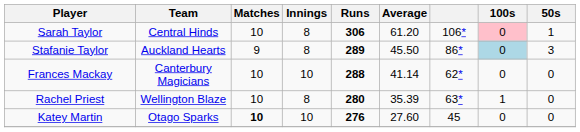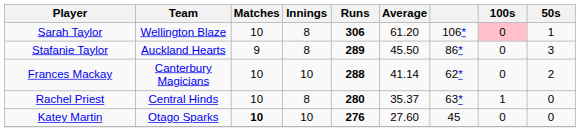(183, 31) Central Hinds -> (183, 31) Wellington Blaze
(503, 50) lightblue background -> (503, 50) no background
(551, 74) 0 -> (551, 74) 2
(183, 99) Wellington Blaze -> (183, 99) Central Hinds
(405, 99) 35.39 -> (405, 99) 35.37
